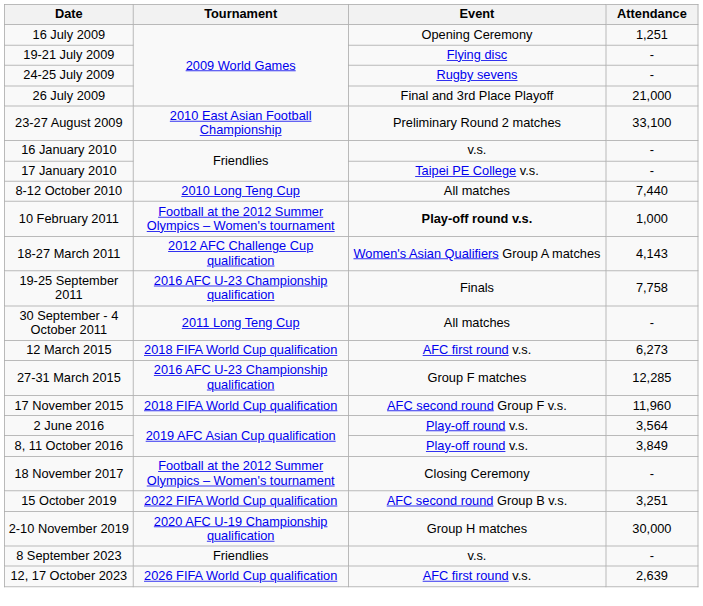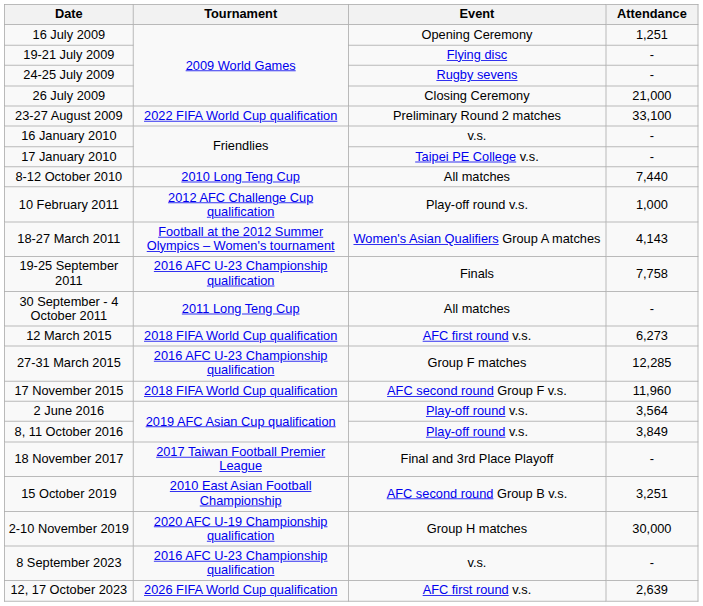(477, 95) Final and 3rd Place Playoff -> (477, 95) Closing Ceremony
(241, 123) 2010 East Asian Football Championship -> (241, 116) 2022 FIFA World Cup qualification
(241, 218) Football at the 2012 Summer Olympics – Women's tournament -> (241, 204) 2012 AFC Challenge Cup qualification
(477, 218) bold -> (477, 204) normal
(241, 253) 2012 AFC Challenge Cup qualification -> (241, 239) Football at the 2012 Summer Olympics – Women's tournament
(241, 473) Football at the 2012 Summer Olympics – Women's tournament -> (241, 459) 2017 Taiwan Football Premier League
(477, 473) Closing Ceremony -> (477, 459) Final and 3rd Place Playoff
(241, 501) 2022 FIFA World Cup qualification -> (241, 493) 2010 East Asian Football Championship
(241, 556) Friendlies -> (241, 563) 2016 AFC U-23 Championship qualification
